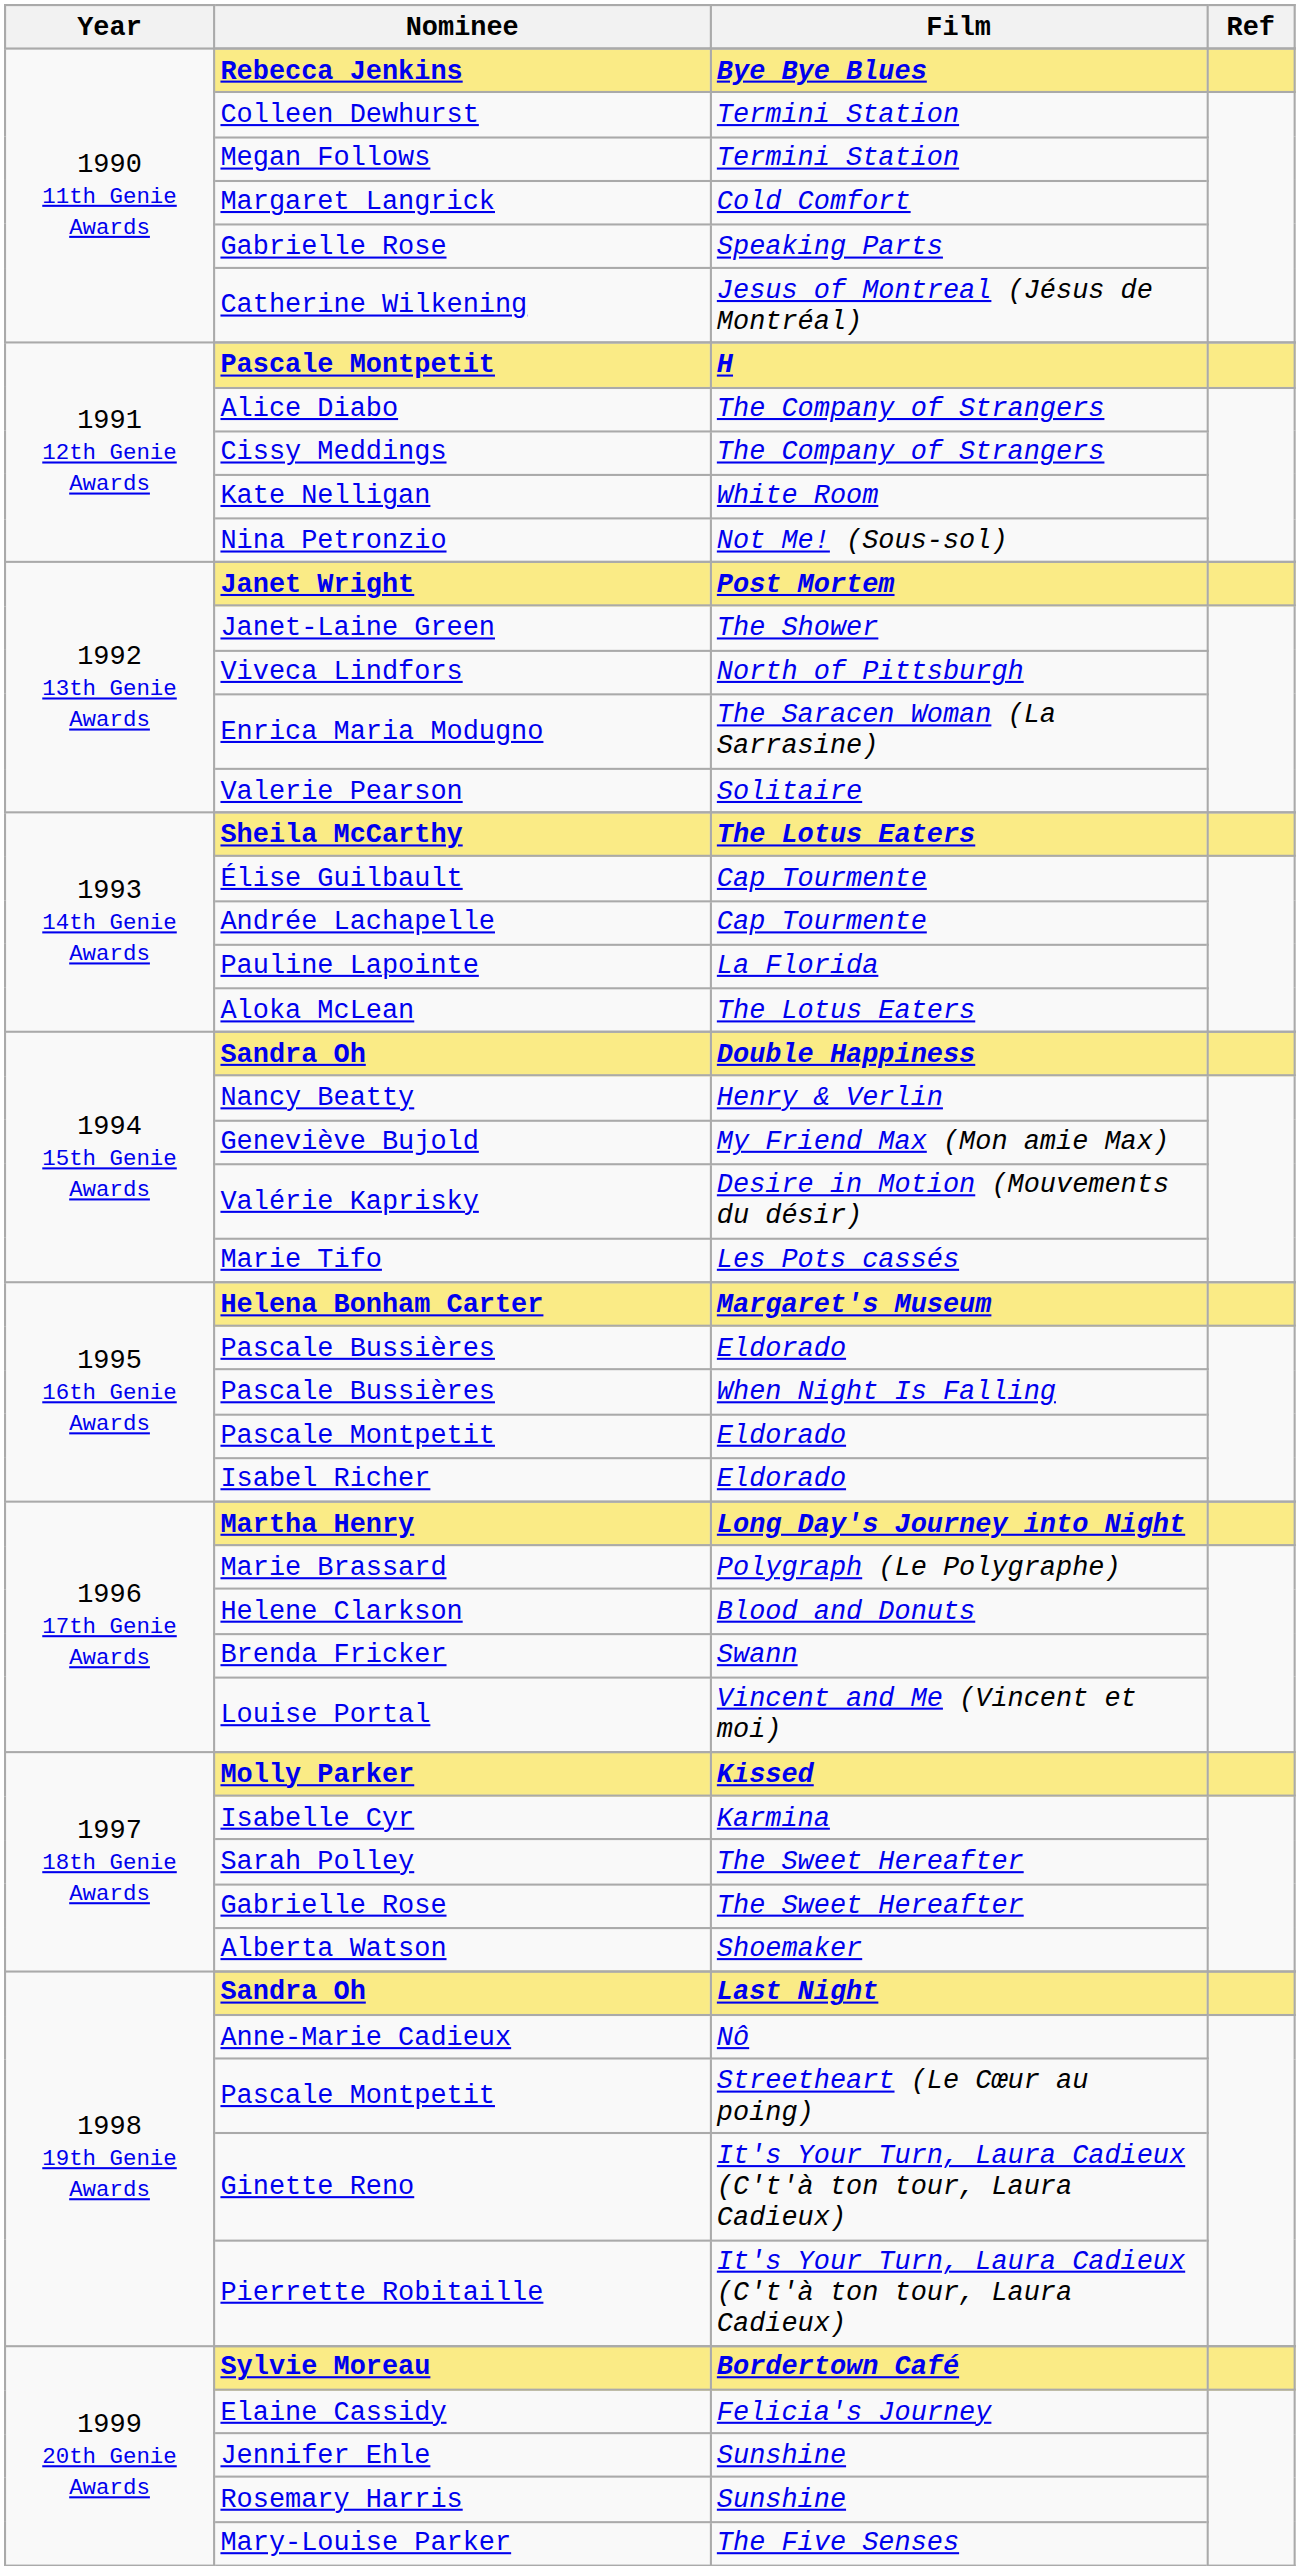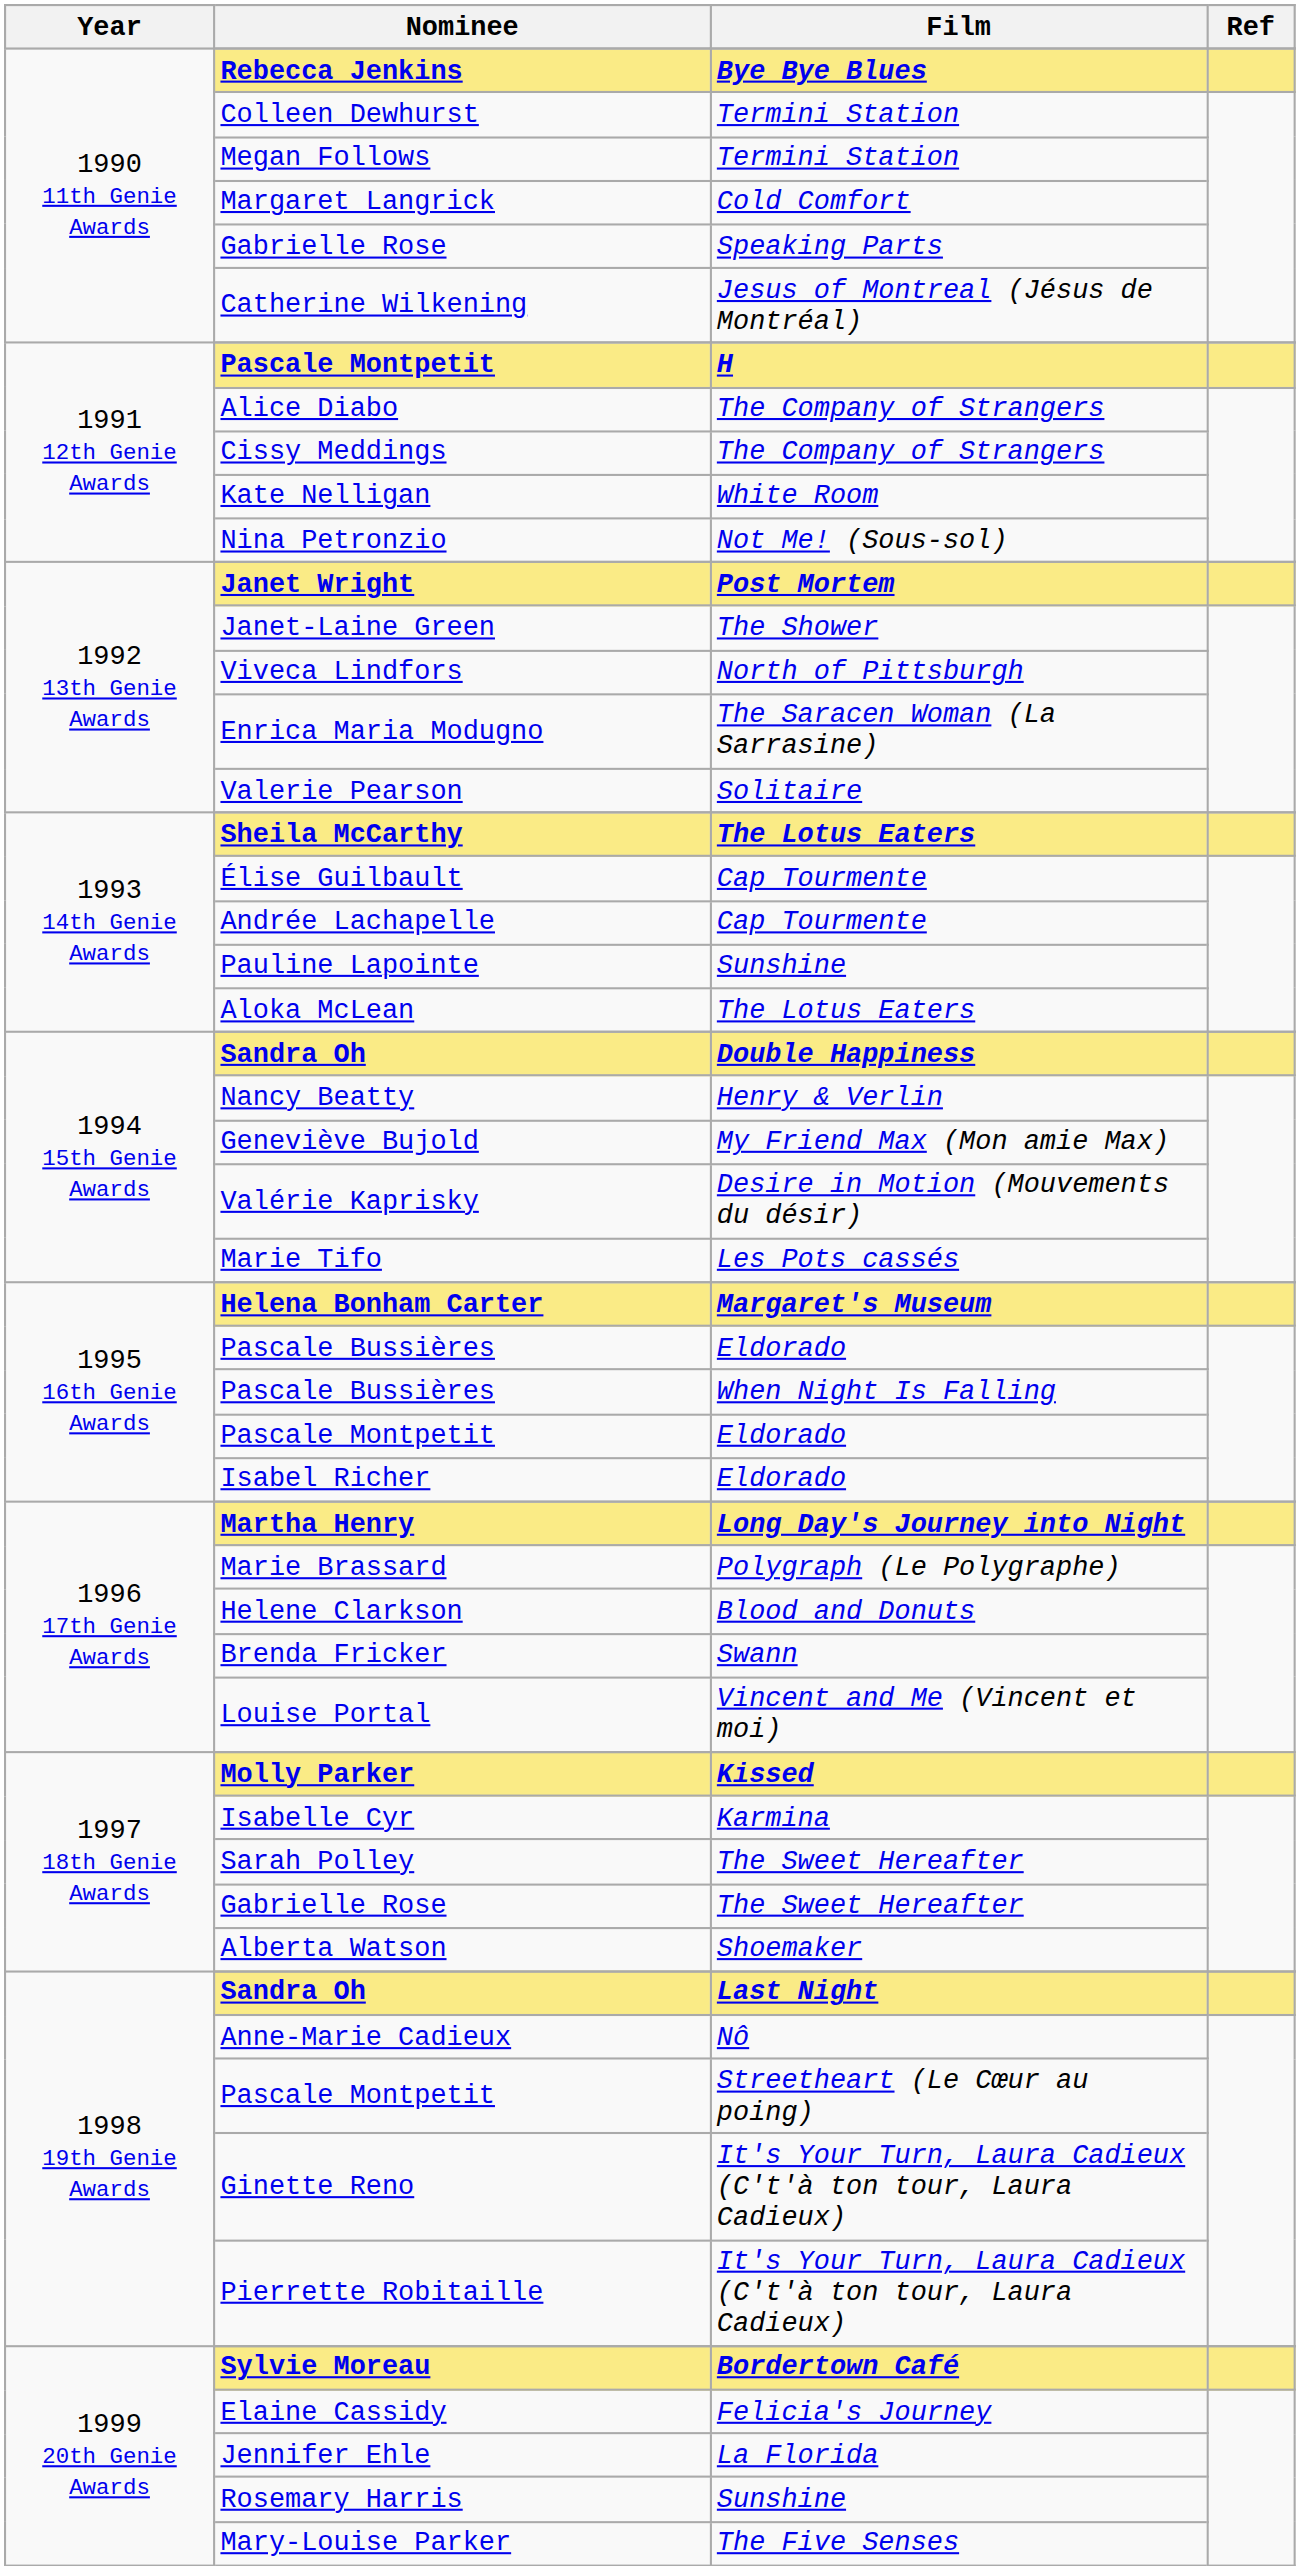(798, 966) La Florida -> (781, 966) Sunshine
(781, 2455) Sunshine -> (798, 2455) La Florida
